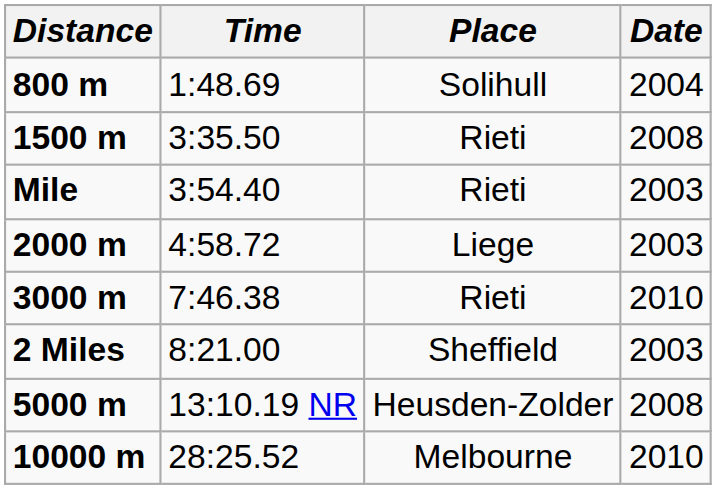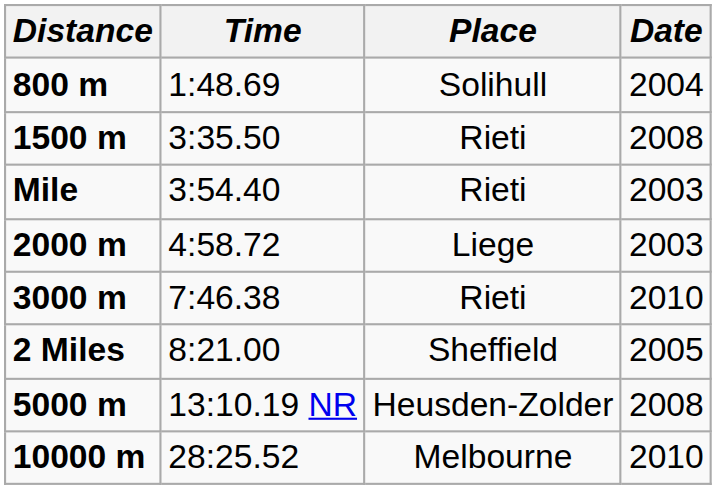(666, 350) 2003 -> (666, 350) 2005
